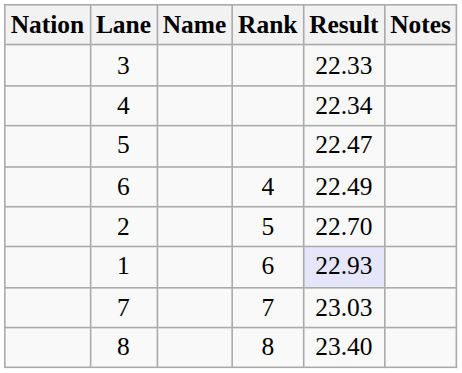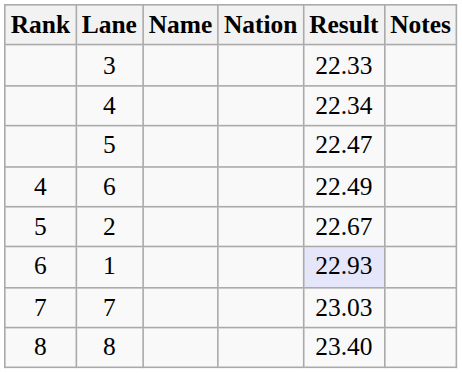columns swapped: (268, 24) <-> (47, 24)
(344, 226) 22.70 -> (344, 226) 22.67
